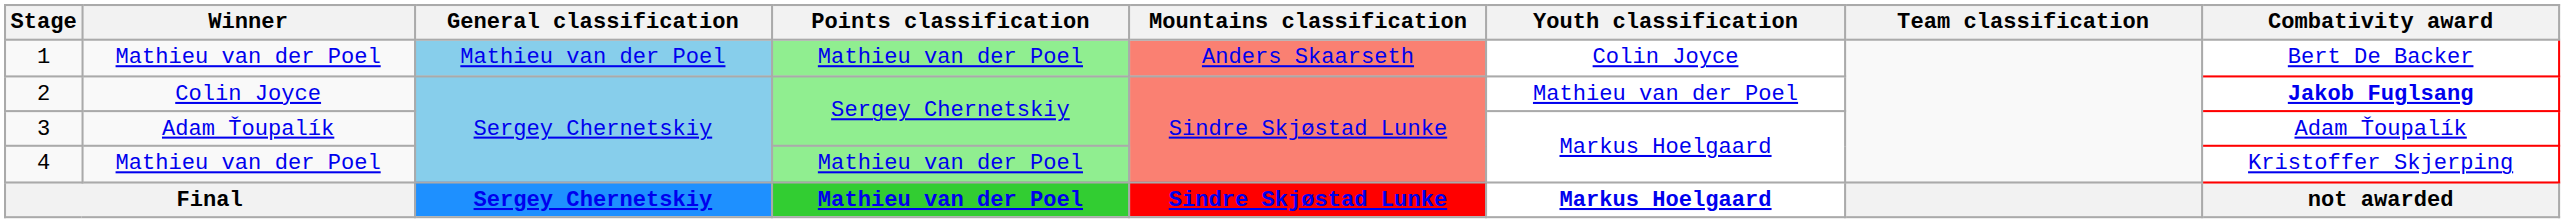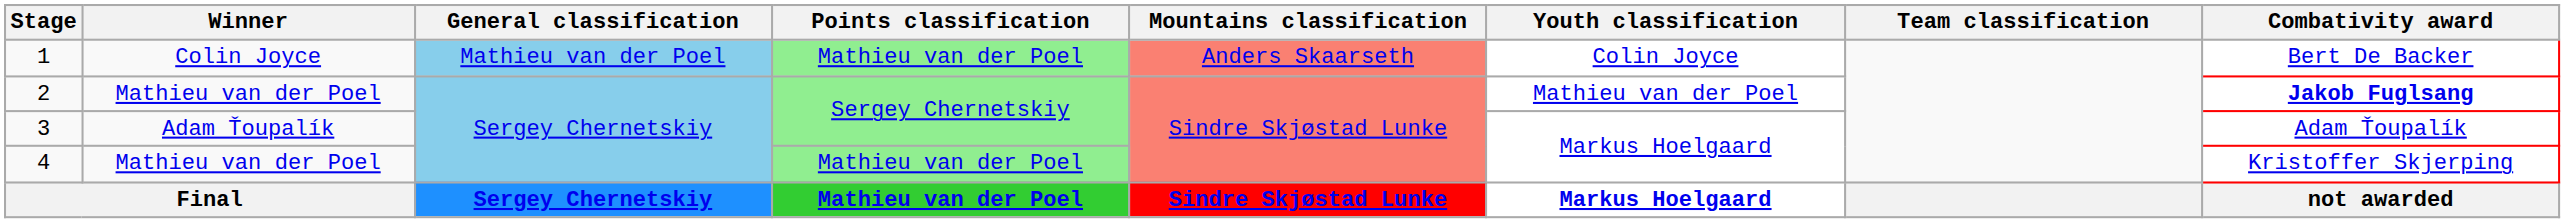(248, 58) Mathieu van der Poel -> (248, 58) Colin Joyce
(248, 93) Colin Joyce -> (248, 93) Mathieu van der Poel
